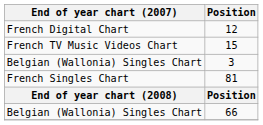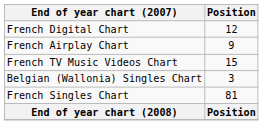+ row: (231, 46)
- row: (231, 112)
